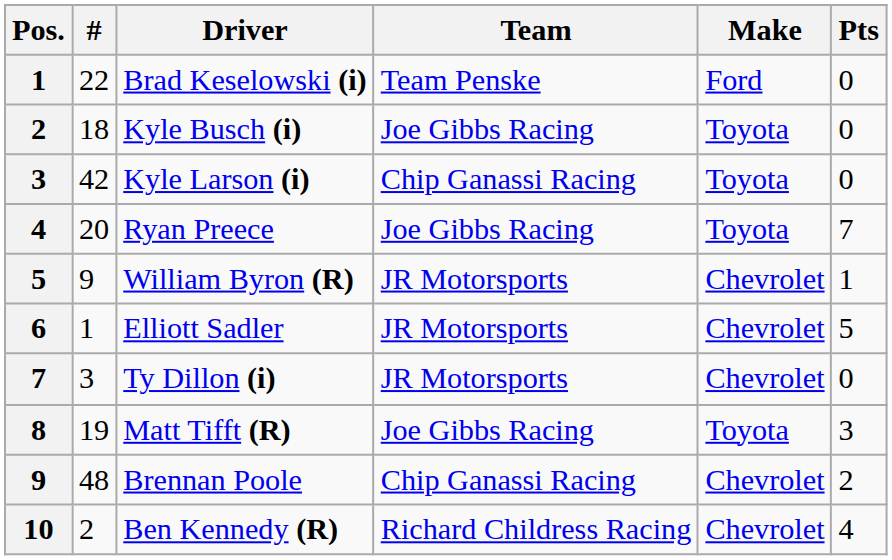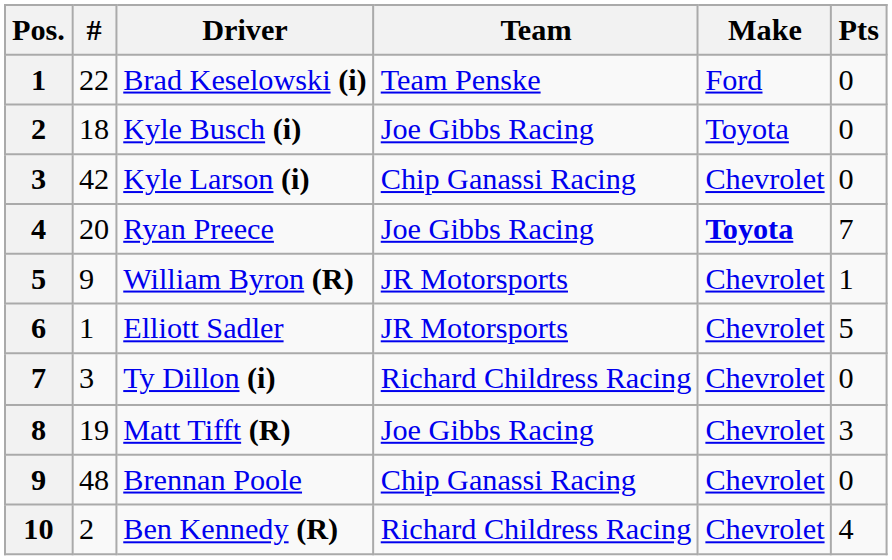(747, 179) Toyota -> (765, 179) Chevrolet
(747, 229) normal -> (749, 229) bold
(474, 378) JR Motorsports -> (536, 378) Richard Childress Racing
(747, 428) Toyota -> (765, 428) Chevrolet
(846, 478) 2 -> (846, 478) 0
